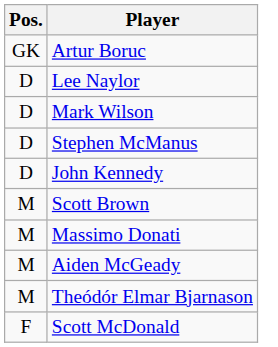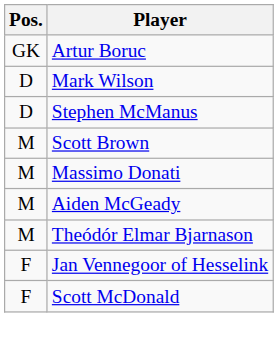- row: (96, 81)
- row: (108, 173)
+ row: (160, 265)
